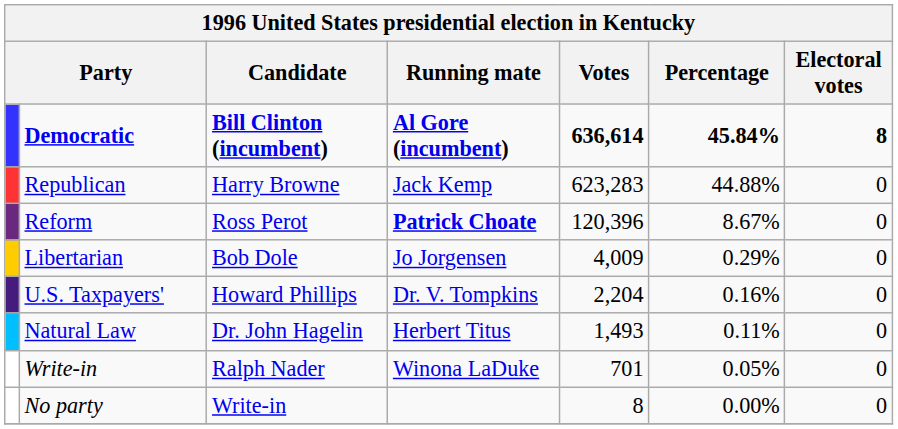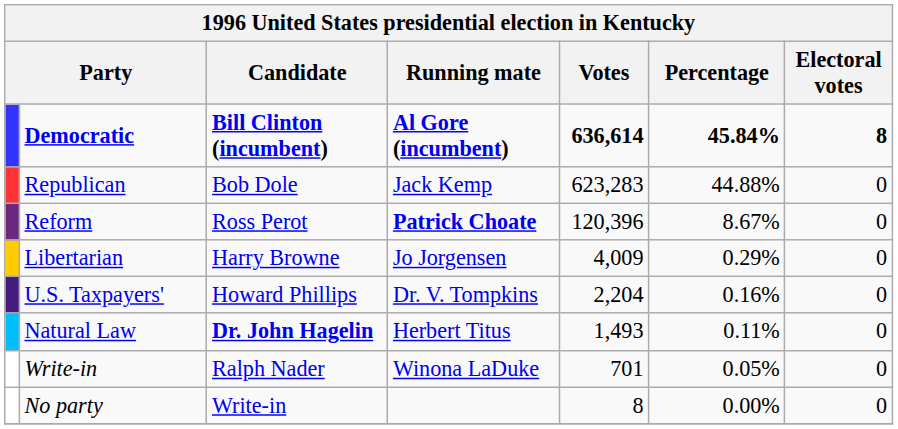(276, 185) Harry Browne -> (255, 185) Bob Dole
(255, 258) Bob Dole -> (276, 258) Harry Browne
(287, 331) normal -> (293, 331) bold
